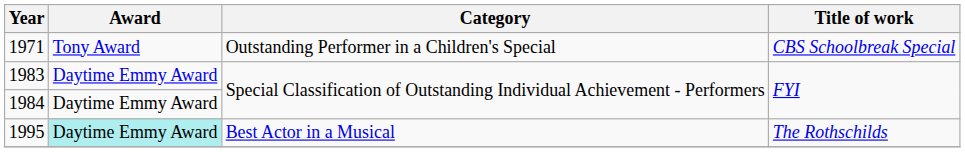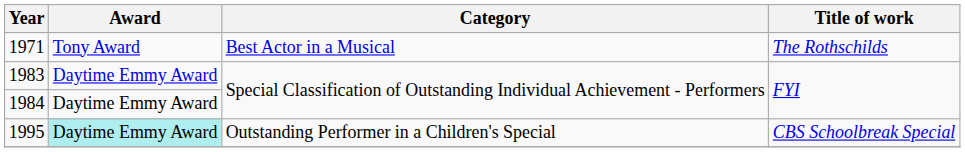(391, 47) Outstanding Performer in a Children's Special -> (310, 47) Best Actor in a Musical
(864, 47) CBS Schoolbreak Special -> (830, 47) The Rothschilds
(310, 132) Best Actor in a Musical -> (391, 132) Outstanding Performer in a Children's Special
(830, 132) The Rothschilds -> (864, 132) CBS Schoolbreak Special
